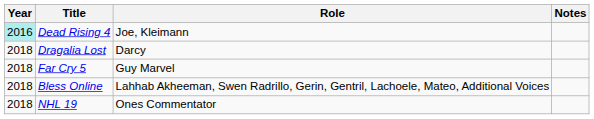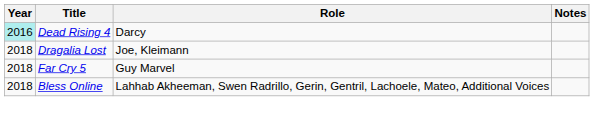(152, 31) Joe, Kleimann -> (131, 31) Darcy
(131, 50) Darcy -> (152, 50) Joe, Kleimann
- row: (57, 104)
